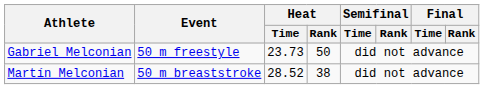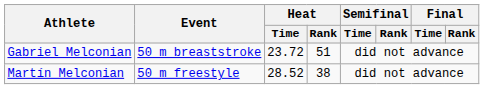(188, 53) 50 m freestyle -> (199, 53) 50 m breaststroke
(285, 53) 23.73 -> (285, 53) 23.72
(323, 53) 50 -> (323, 53) 51
(199, 73) 50 m breaststroke -> (188, 73) 50 m freestyle
